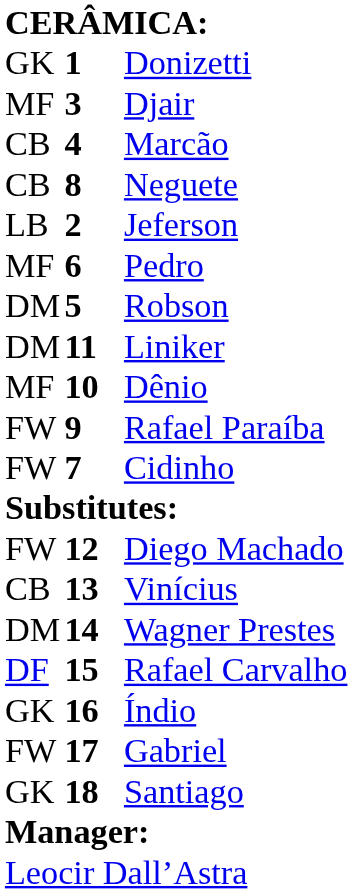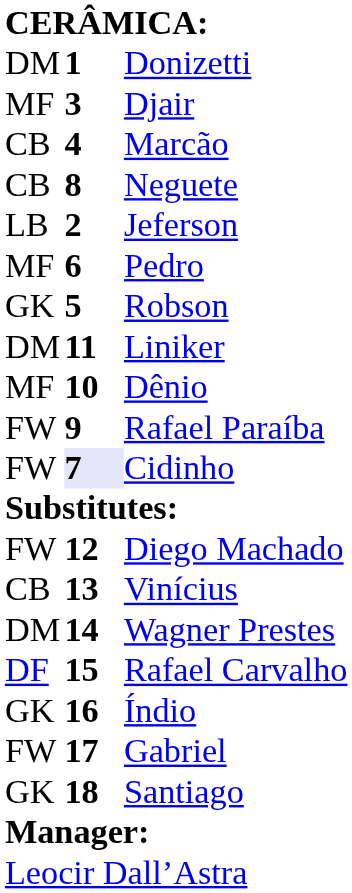(30, 63) GK -> (33, 63) DM
(33, 305) DM -> (30, 305) GK
(73, 467) no background -> (73, 467) lavender background
